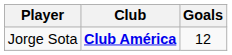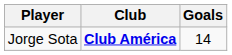(203, 38) 12 -> (203, 38) 14
